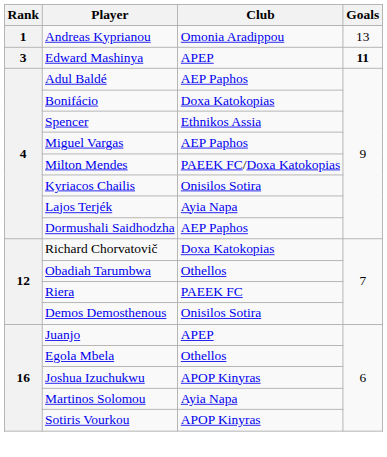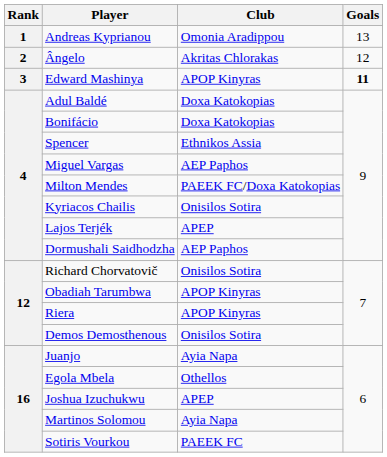+ row: (65, 57)
(197, 57) APEP -> (221, 79) APOP Kinyras
(214, 79) AEP Paphos -> (228, 100) Doxa Katokopias
(209, 206) Ayia Napa -> (197, 228) APEP
(228, 249) Doxa Katokopias -> (221, 270) Onisilos Sotira
(204, 270) Othellos -> (221, 292) APOP Kinyras
(212, 292) PAEEK FC -> (221, 313) APOP Kinyras
(197, 334) APEP -> (209, 356) Ayia Napa
(221, 377) APOP Kinyras -> (197, 398) APEP
(221, 420) APOP Kinyras -> (212, 441) PAEEK FC
